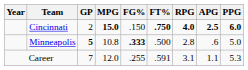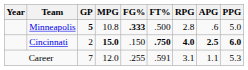rows swapped: (52, 42) <-> (49, 27)
